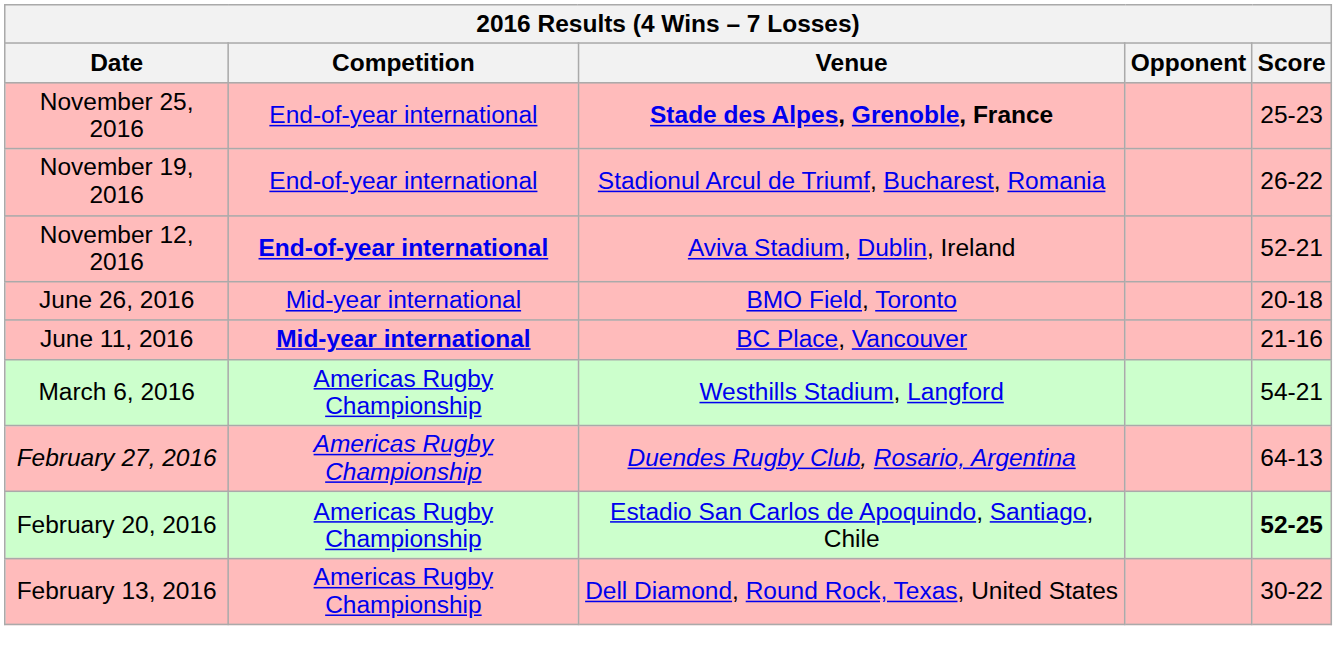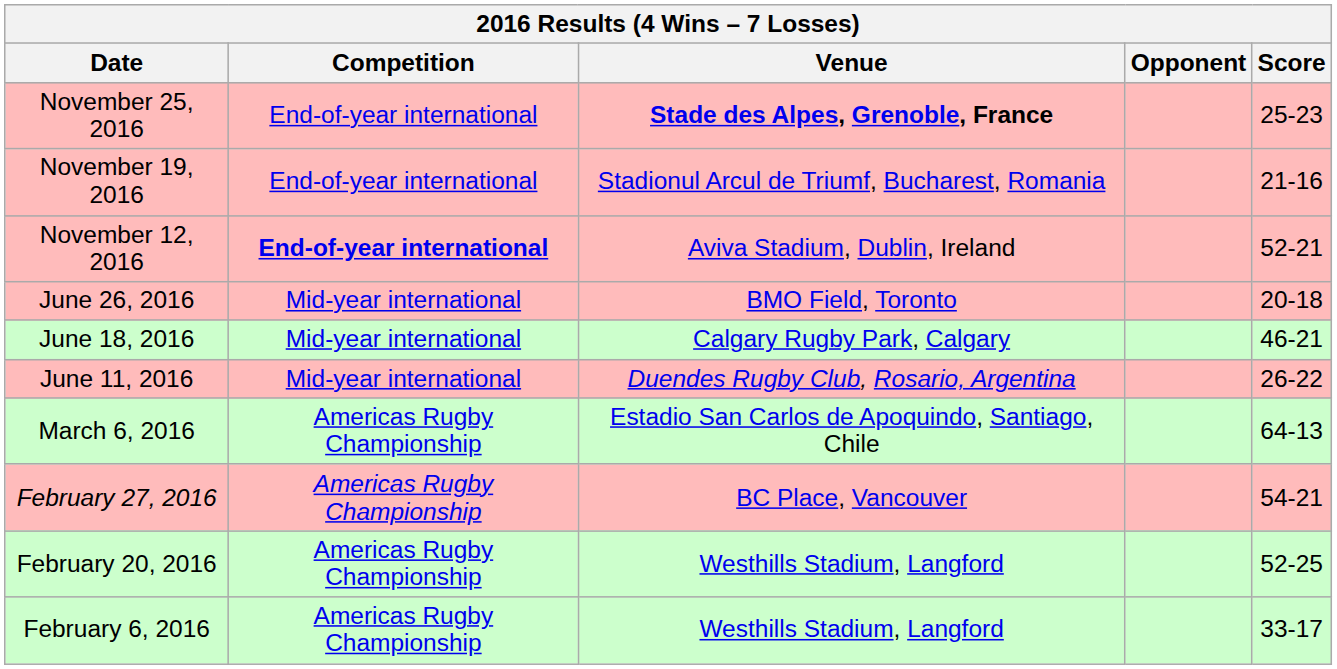(1292, 181) 26-22 -> (1292, 181) 21-16
+ row: (117, 339)
(403, 339) bold -> (403, 378) normal
(852, 339) BC Place, Vancouver -> (852, 378) Duendes Rugby Club, Rosario, Argentina
(1292, 339) 21-16 -> (1292, 378) 26-22
(852, 392) Westhills Stadium, Langford -> (852, 430) Estadio San Carlos de Apoquindo, Santiago, Chile
(1292, 392) 54-21 -> (1292, 430) 64-13
(852, 458) Duendes Rugby Club, Rosario, Argentina -> (852, 497) BC Place, Vancouver
(1292, 458) 64-13 -> (1292, 497) 54-21
(852, 524) Estadio San Carlos de Apoquindo, Santiago, Chile -> (852, 563) Westhills Stadium, Langford
(1292, 524) bold -> (1292, 563) normal
- row: (117, 591)
+ row: (117, 629)
